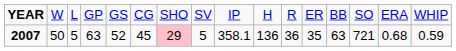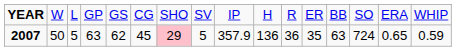(118, 35) 52 -> (118, 35) 62
(234, 35) 358.1 -> (234, 35) 357.9
(364, 35) 721 -> (364, 35) 724
(394, 35) 0.68 -> (394, 35) 0.65
